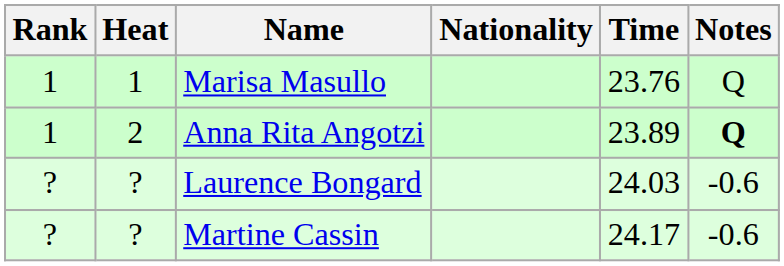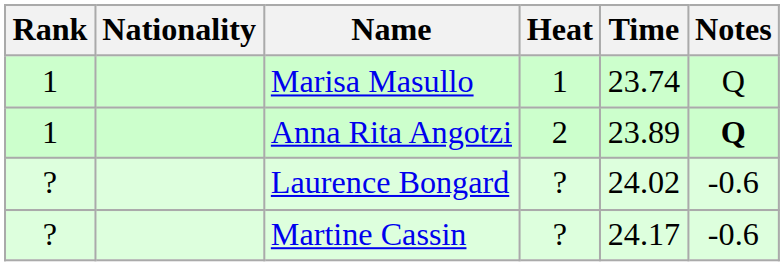columns swapped: (135, 30) <-> (516, 30)
(644, 81) 23.76 -> (644, 81) 23.74
(644, 183) 24.03 -> (644, 183) 24.02
